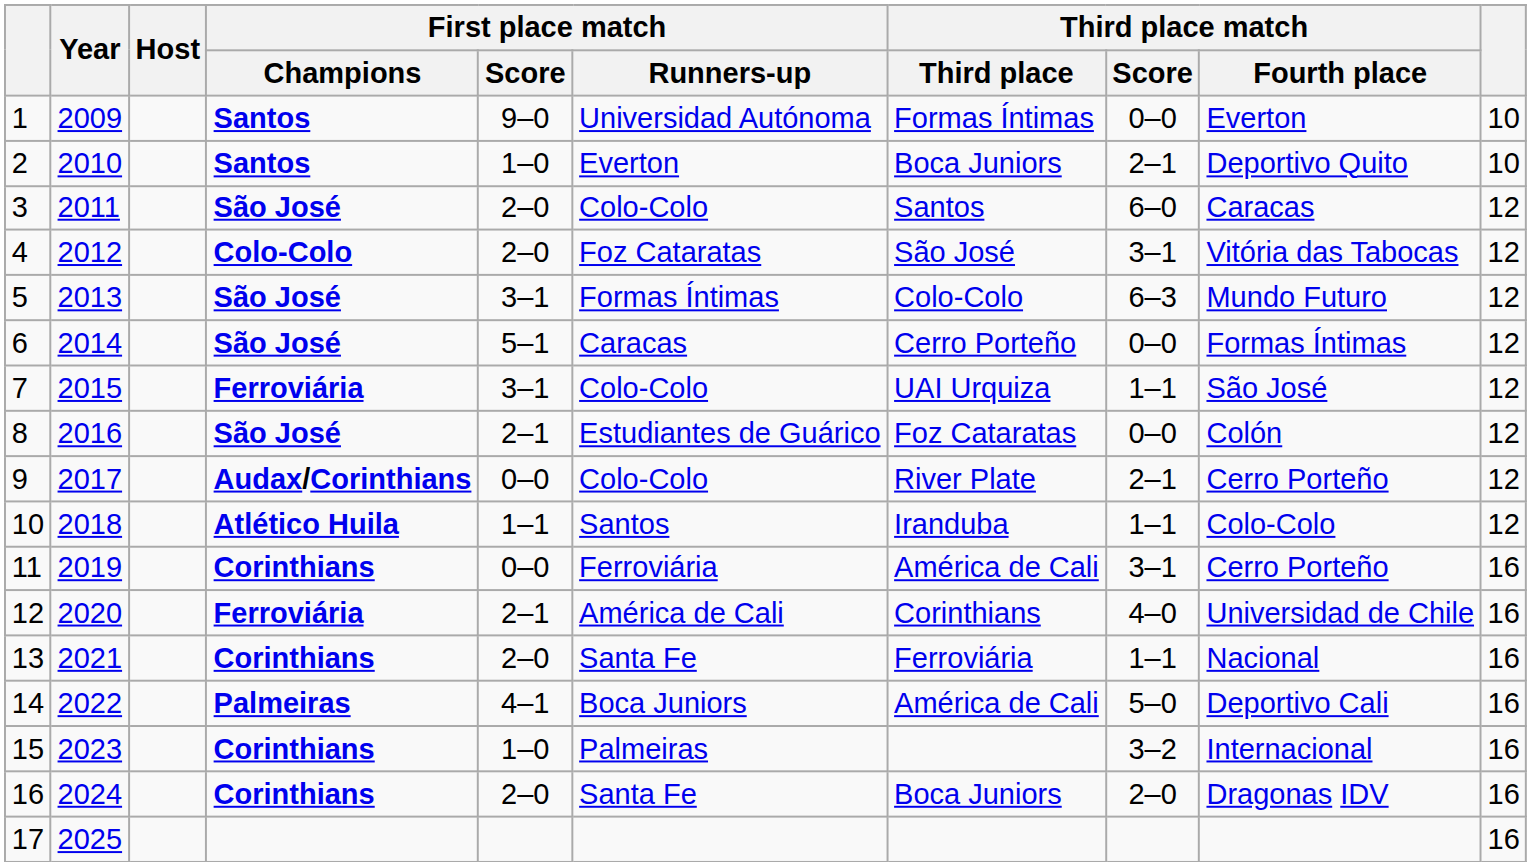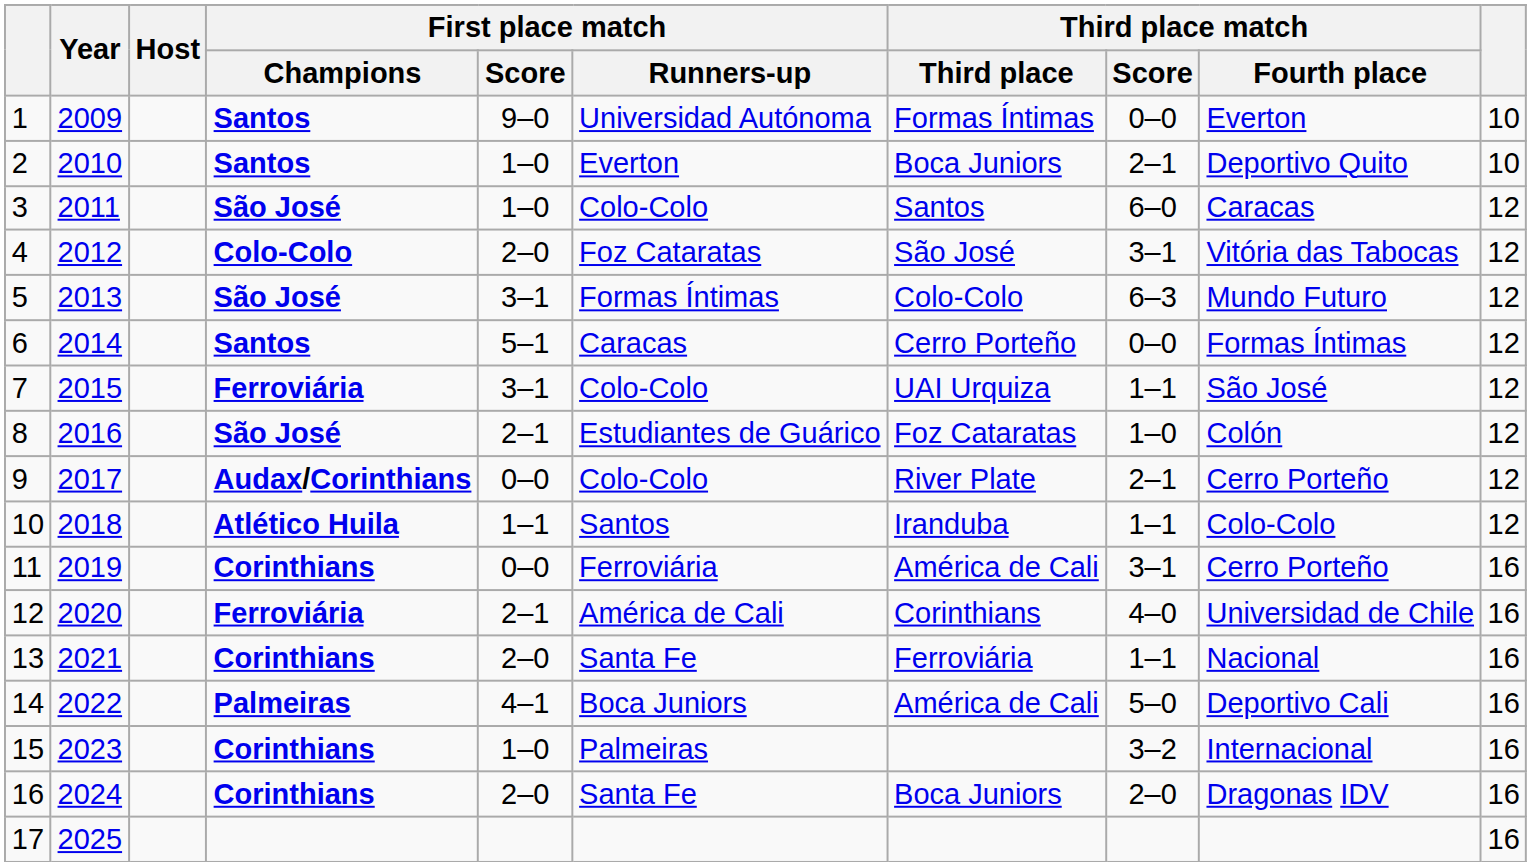(525, 207) 2–0 -> (525, 207) 1–0
(277, 343) São José -> (262, 343) Santos
(1153, 433) 0–0 -> (1153, 433) 1–0
